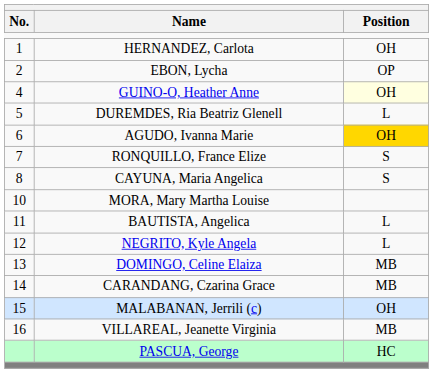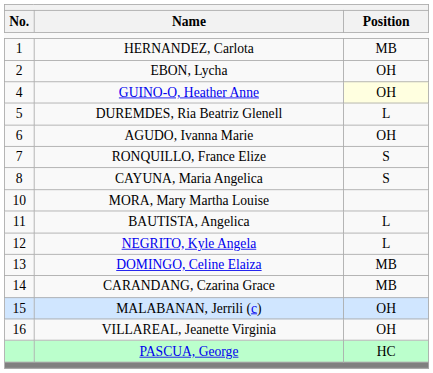(386, 49) OH -> (386, 49) MB
(386, 70) OP -> (386, 70) OH
(386, 135) gold background -> (386, 135) no background
(386, 329) MB -> (386, 329) OH
